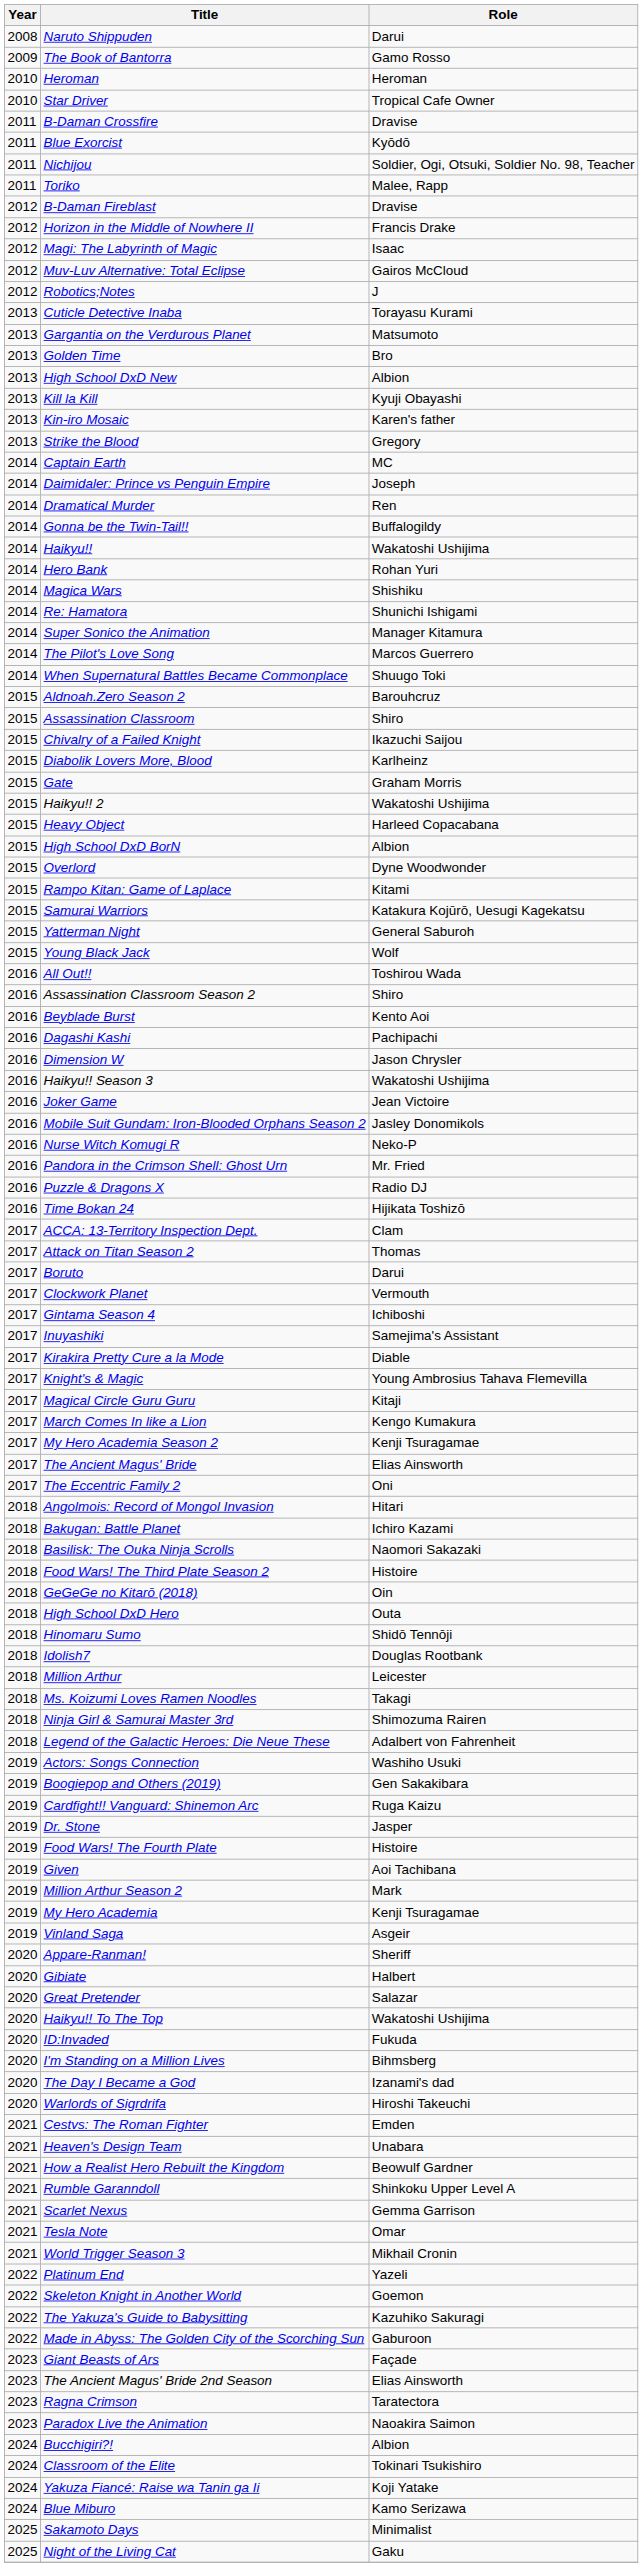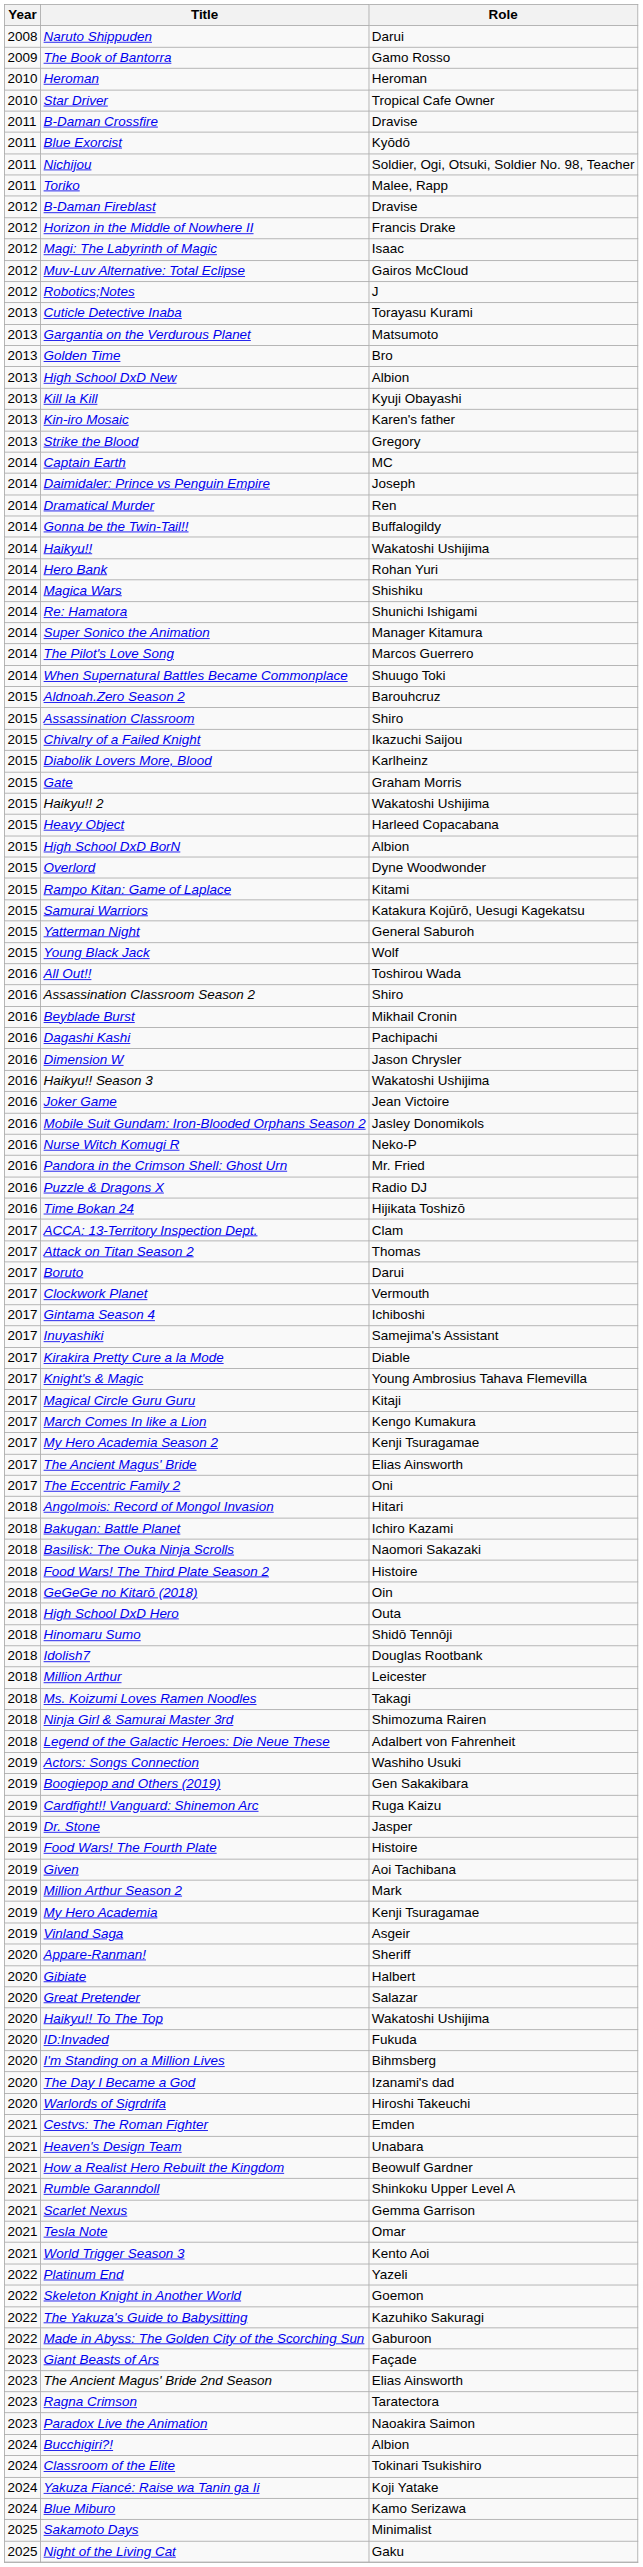(401, 1016) Kento Aoi -> (414, 1016) Mikhail Cronin
(414, 2253) Mikhail Cronin -> (401, 2253) Kento Aoi
